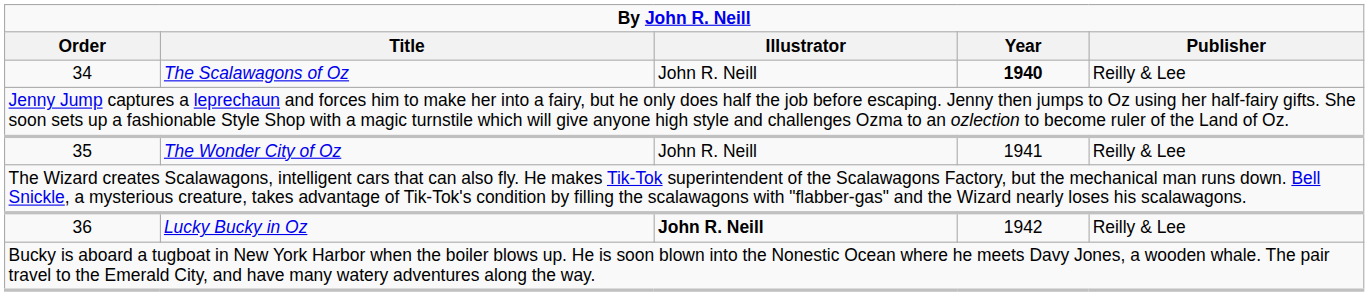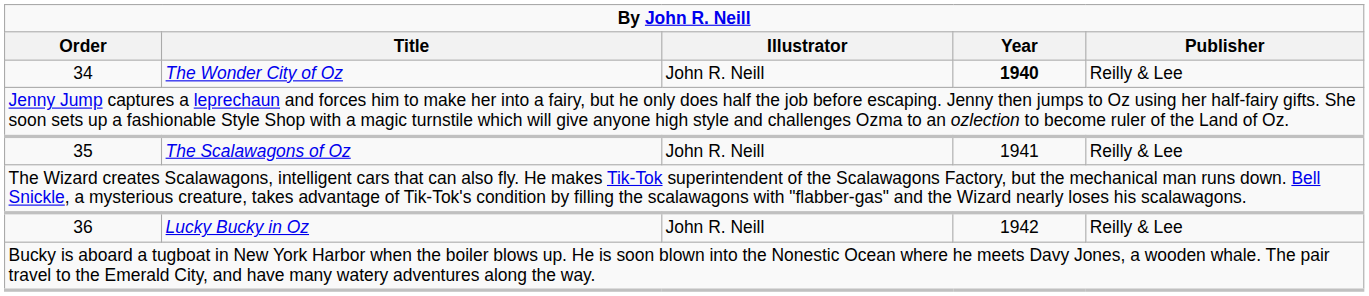(257, 73) The Scalawagons of Oz -> (254, 73) The Wonder City of Oz
(253, 150) The Wonder City of Oz -> (258, 150) The Scalawagons of Oz
(711, 227) bold -> (715, 227) normal
